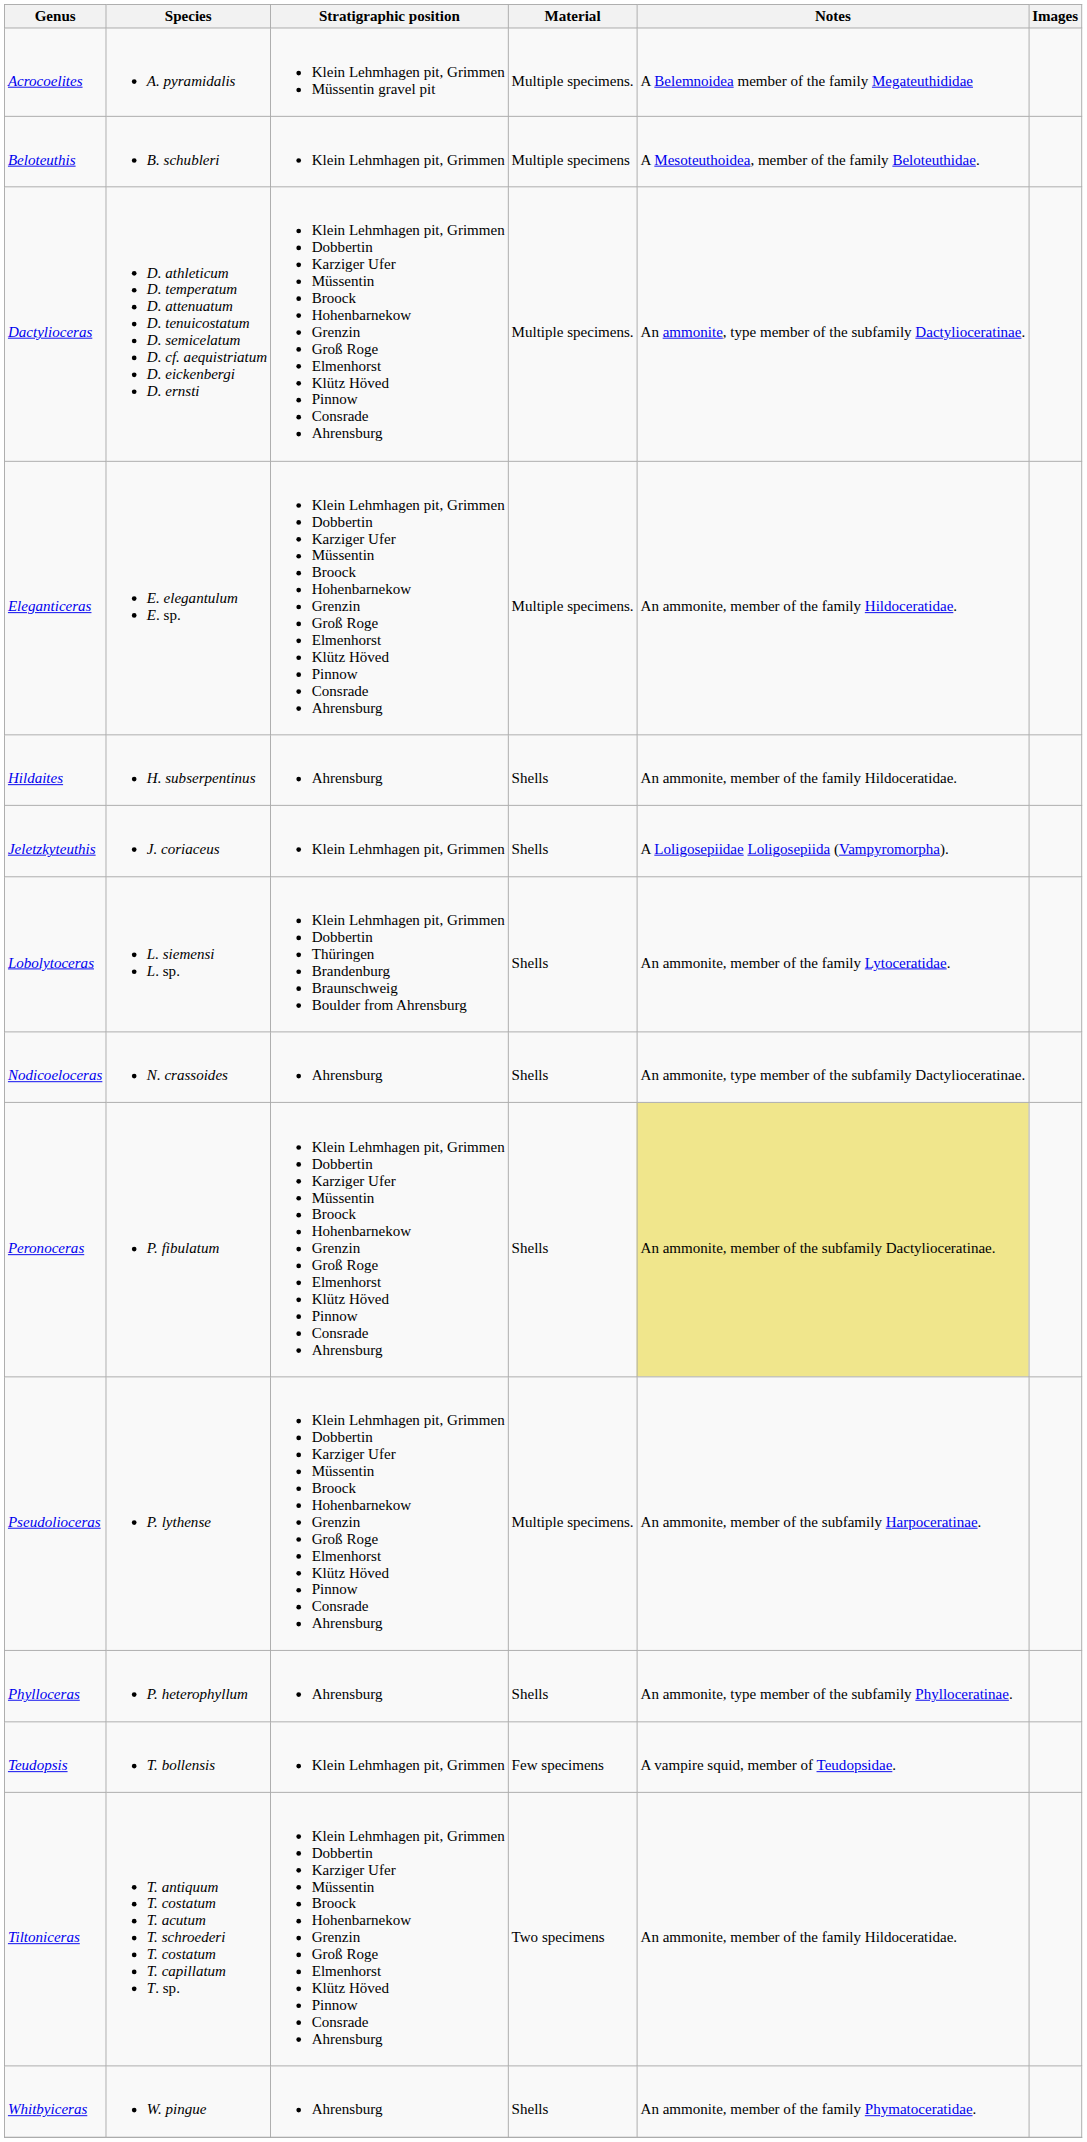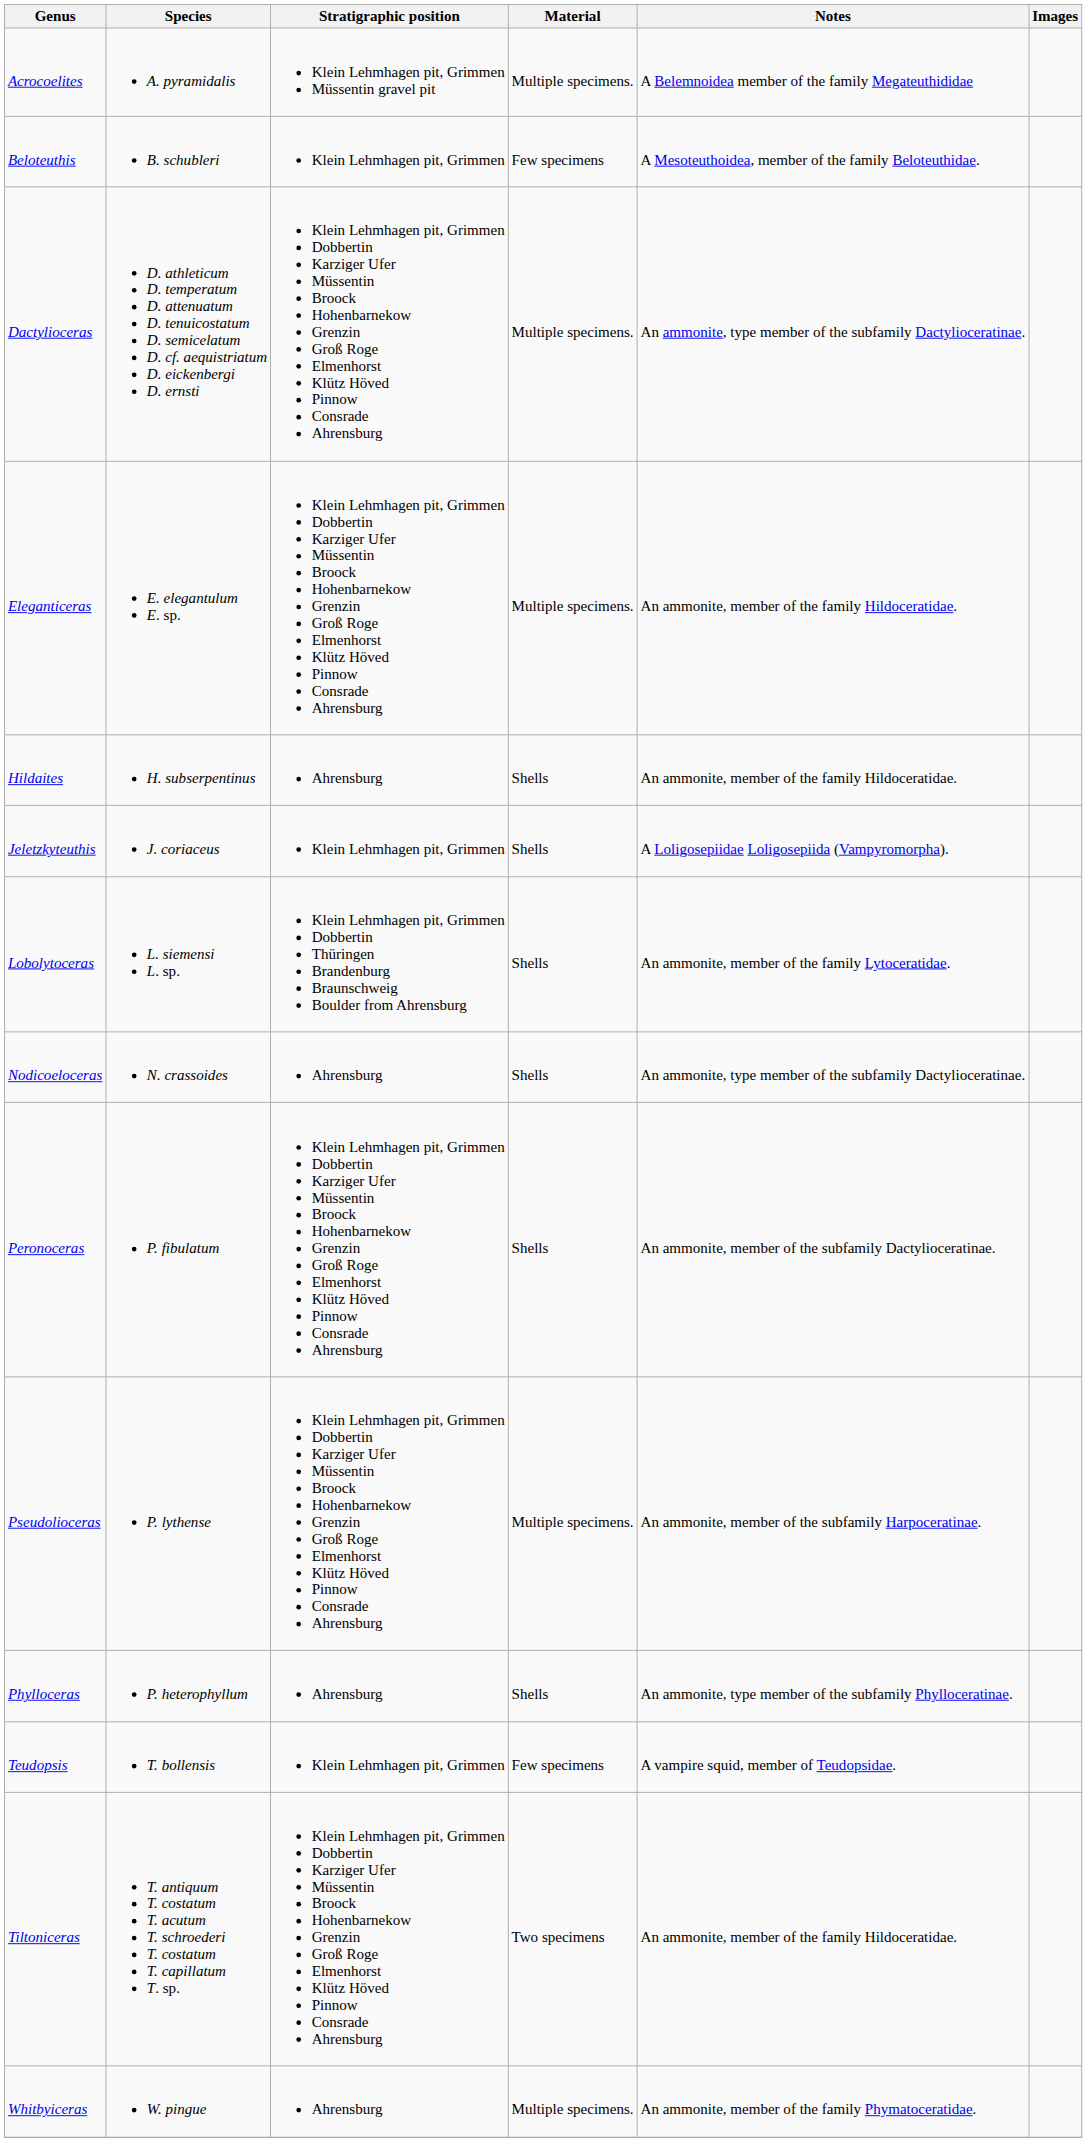(571, 160) Multiple specimens -> (558, 160) Few specimens
(818, 1248) khaki background -> (818, 1248) no background
(530, 2110) Shells -> (573, 2110) Multiple specimens.
